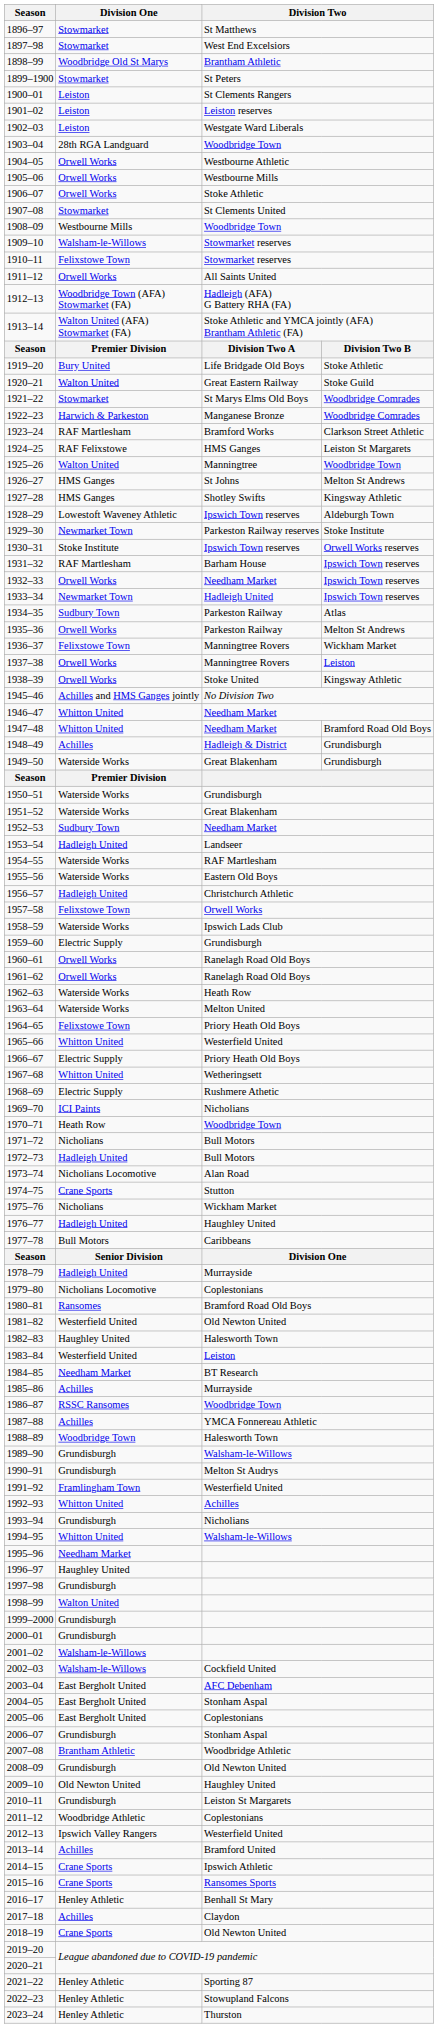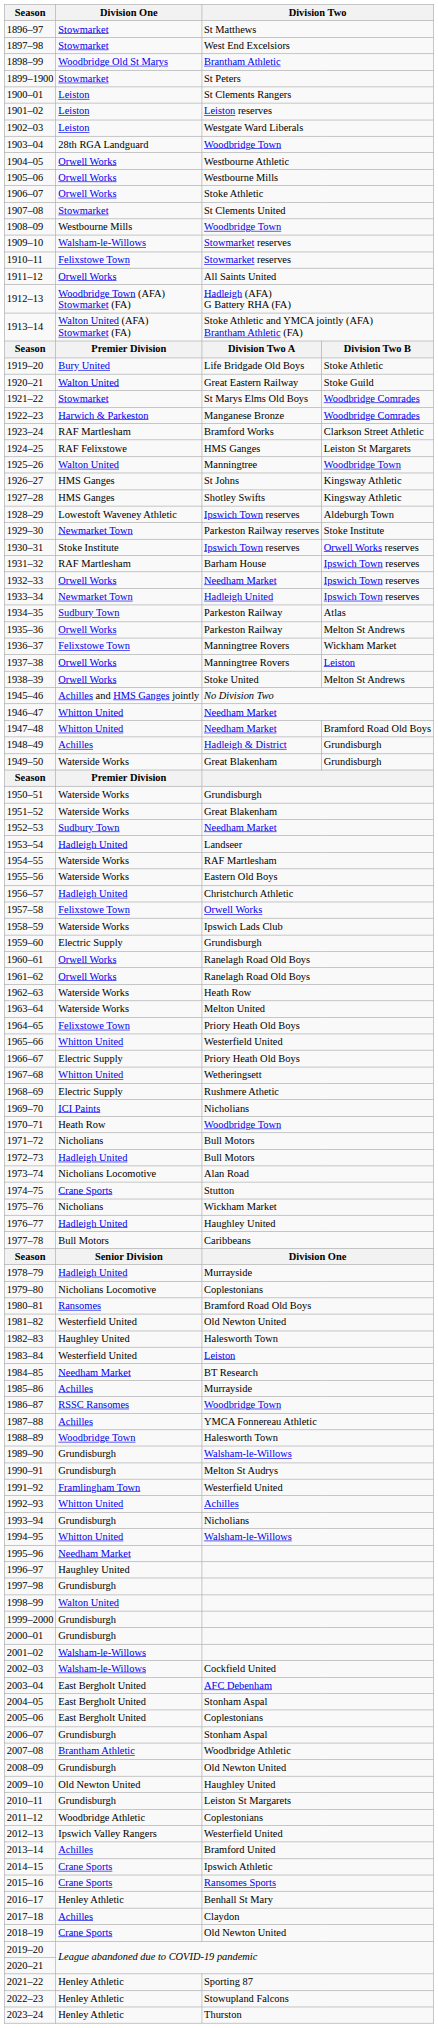(364, 481) Melton St Andrews -> (363, 481) Kingsway Athletic
(363, 679) Kingsway Athletic -> (364, 679) Melton St Andrews
